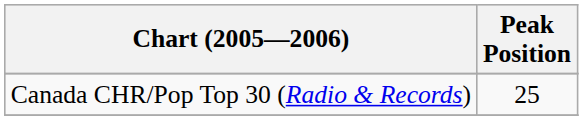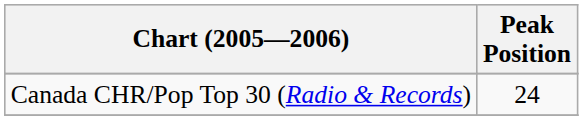(527, 94) 25 -> (527, 94) 24
